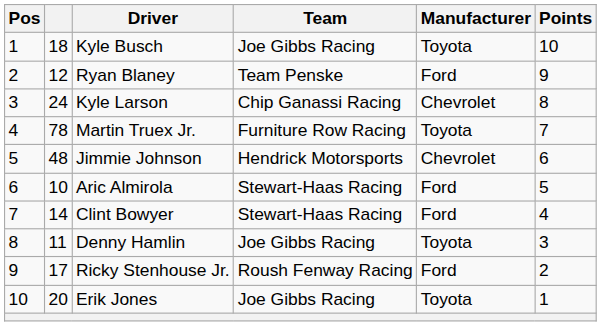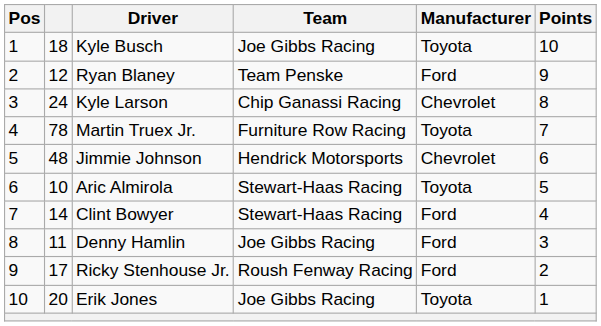(439, 186) Ford -> (446, 186) Toyota
(446, 242) Toyota -> (439, 242) Ford
